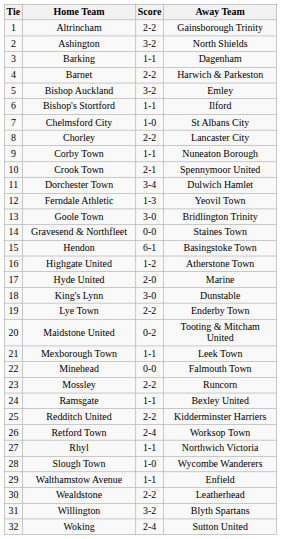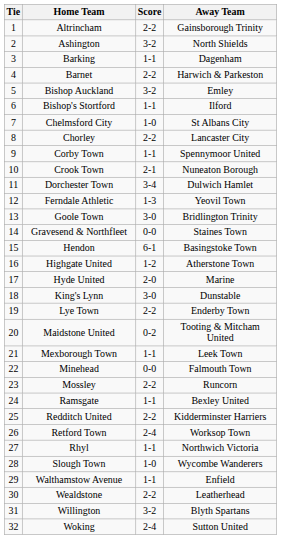(220, 153) Nuneaton Borough -> (220, 153) Spennymoor United
(220, 169) Spennymoor United -> (220, 169) Nuneaton Borough
